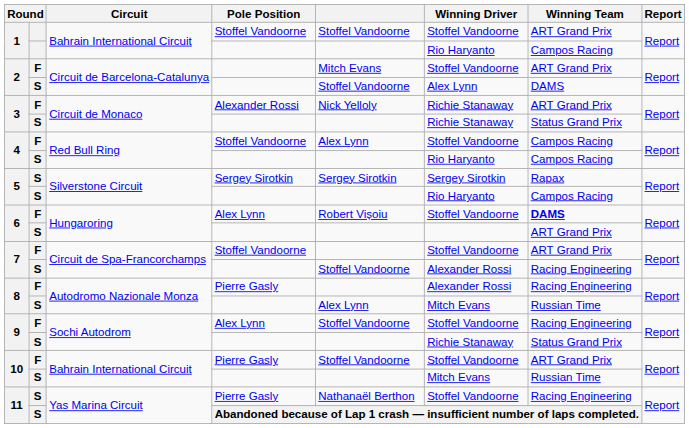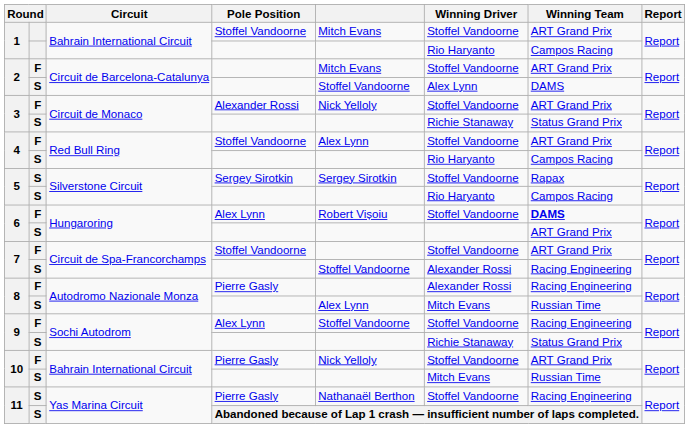(364, 31) Stoffel Vandoorne -> (350, 31) Mitch Evans
(470, 104) Richie Stanaway -> (473, 104) Stoffel Vandoorne
(572, 141) Campos Racing -> (571, 141) ART Grand Prix
(466, 177) Sergey Sirotkin -> (473, 177) Stoffel Vandoorne
(364, 359) Stoffel Vandoorne -> (347, 359) Nick Yelloly
